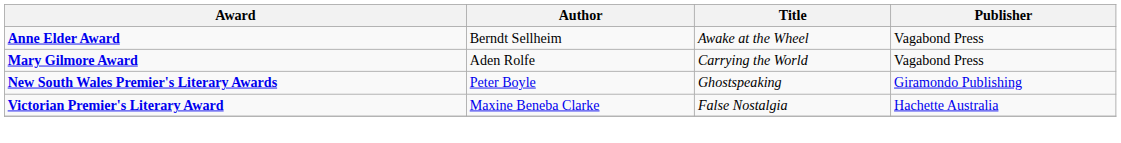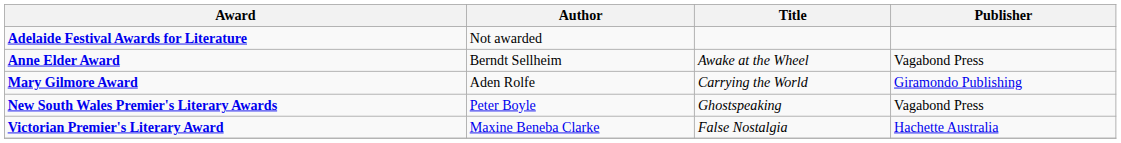+ row: (127, 37)
(939, 60) Vagabond Press -> (958, 82) Giramondo Publishing
(958, 82) Giramondo Publishing -> (939, 104) Vagabond Press
